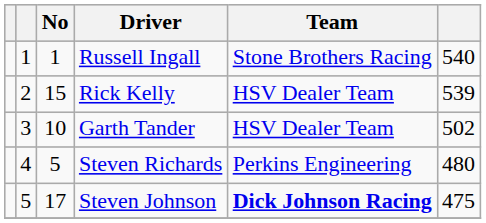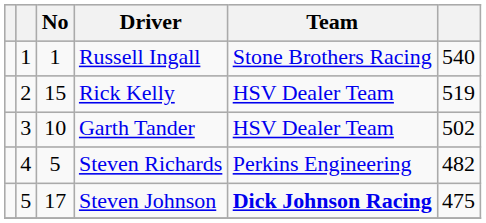(459, 93) 539 -> (459, 93) 519
(459, 164) 480 -> (459, 164) 482
